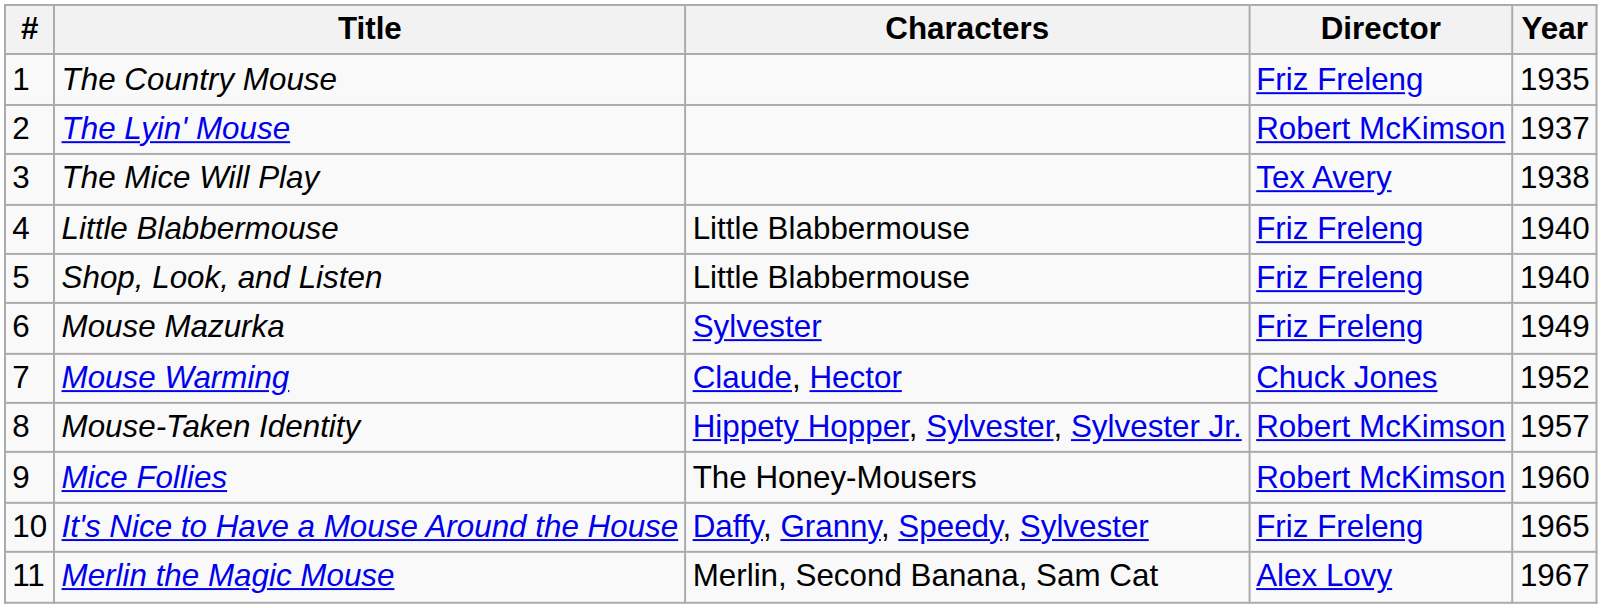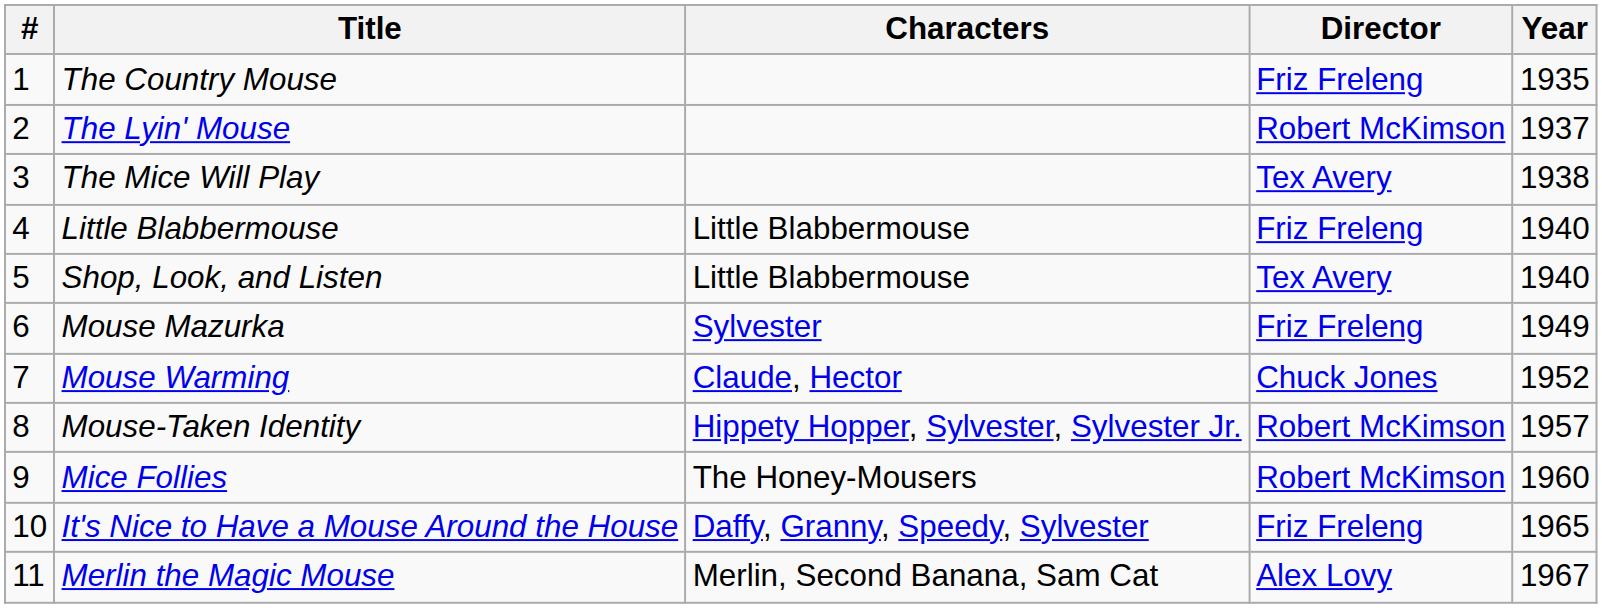(1340, 278) Friz Freleng -> (1324, 278) Tex Avery
